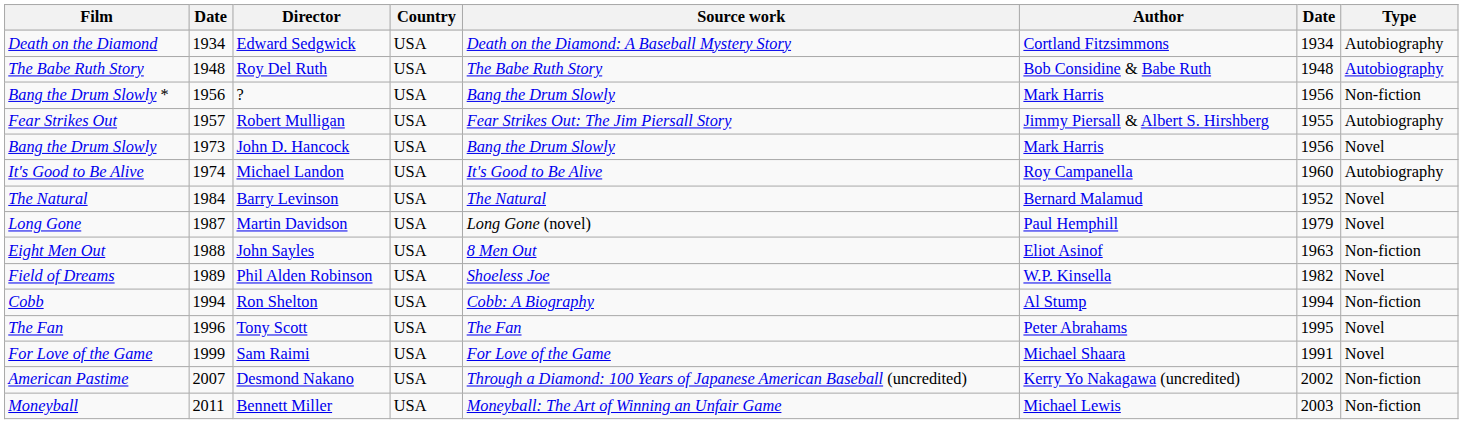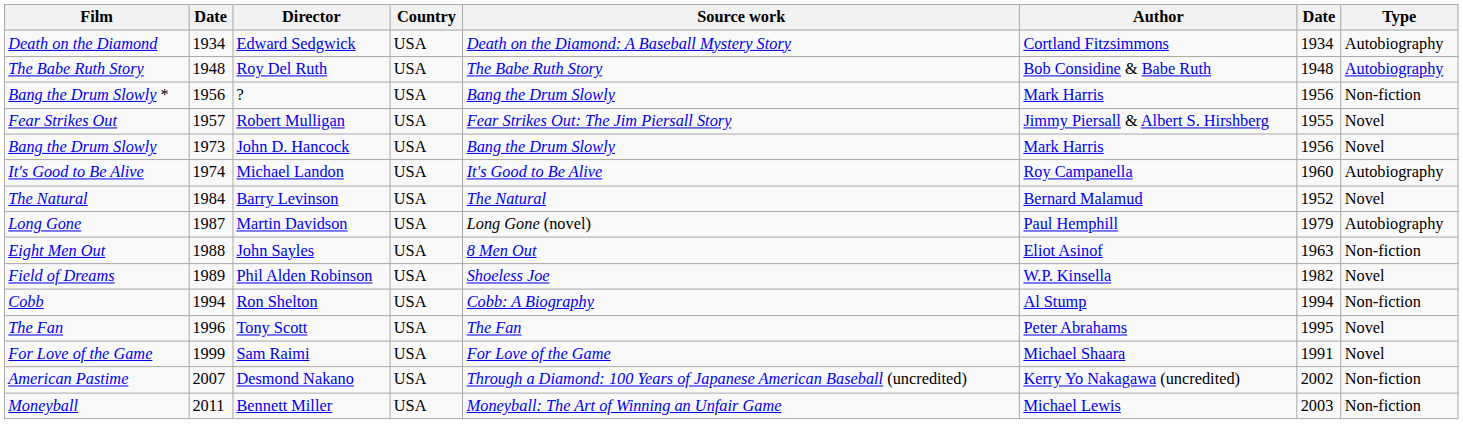(1394, 120) Autobiography -> (1365, 120) Novel
(1365, 224) Novel -> (1394, 224) Autobiography
